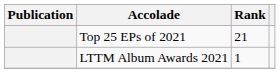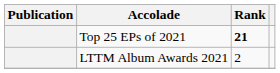(241, 36) normal -> (241, 36) bold
(238, 57) 1 -> (238, 57) 2
